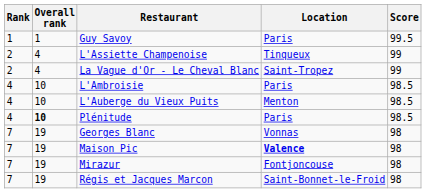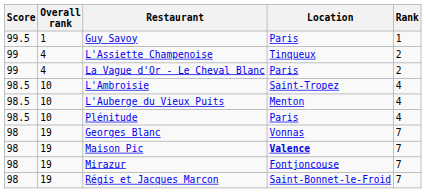columns swapped: (18, 18) <-> (404, 18)
(298, 70) Saint-Tropez -> (284, 70) Paris
(278, 86) Paris -> (304, 86) Saint-Tropez
(40, 117) bold -> (46, 117) normal
